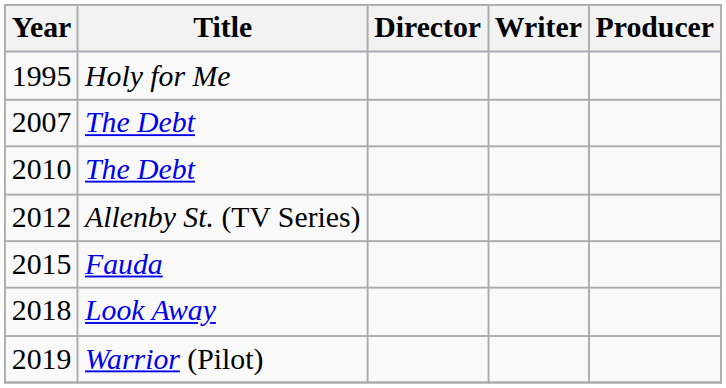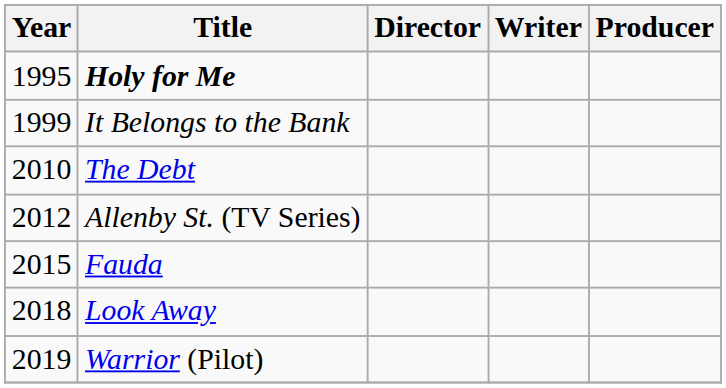(158, 75) normal -> (160, 75) bold
+ row: (42, 122)
- row: (42, 122)
